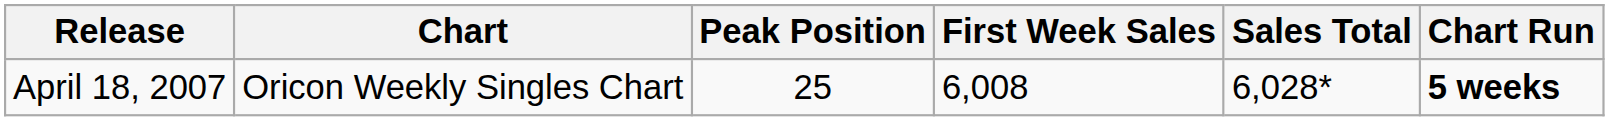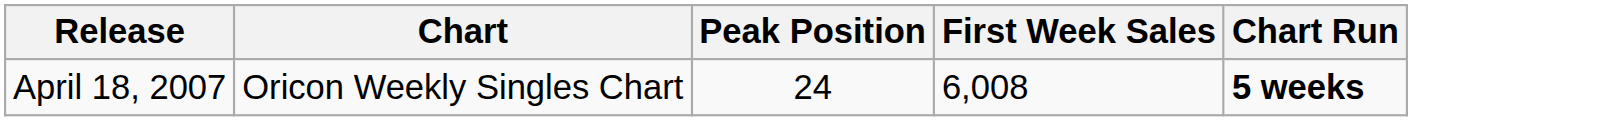- column: (1322, 31)
(813, 86) 25 -> (813, 86) 24
